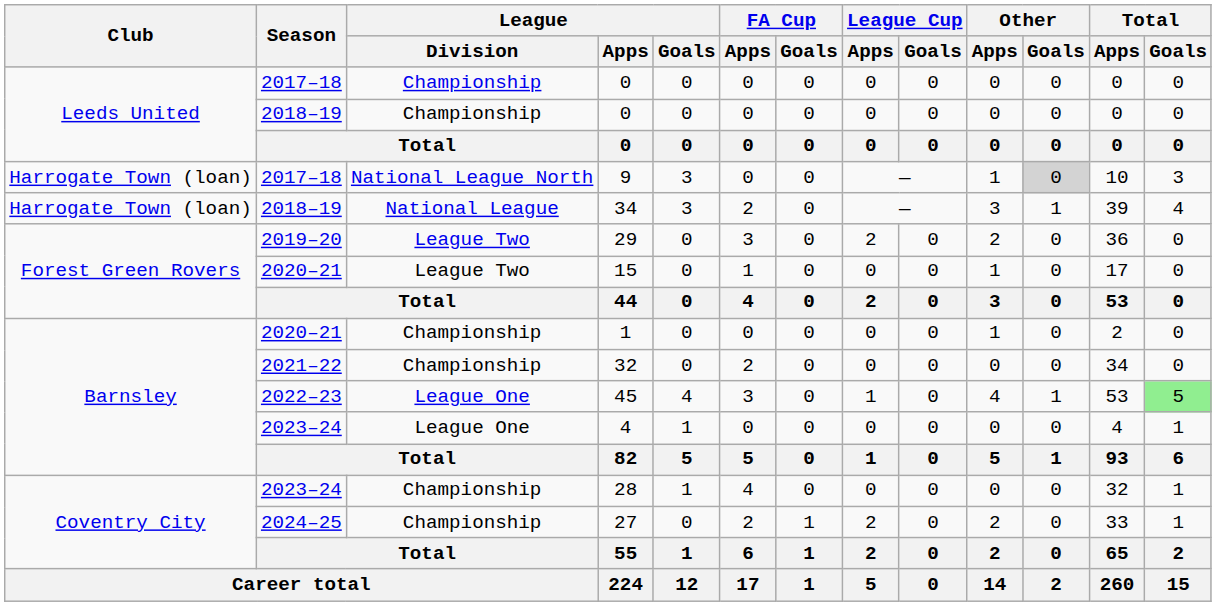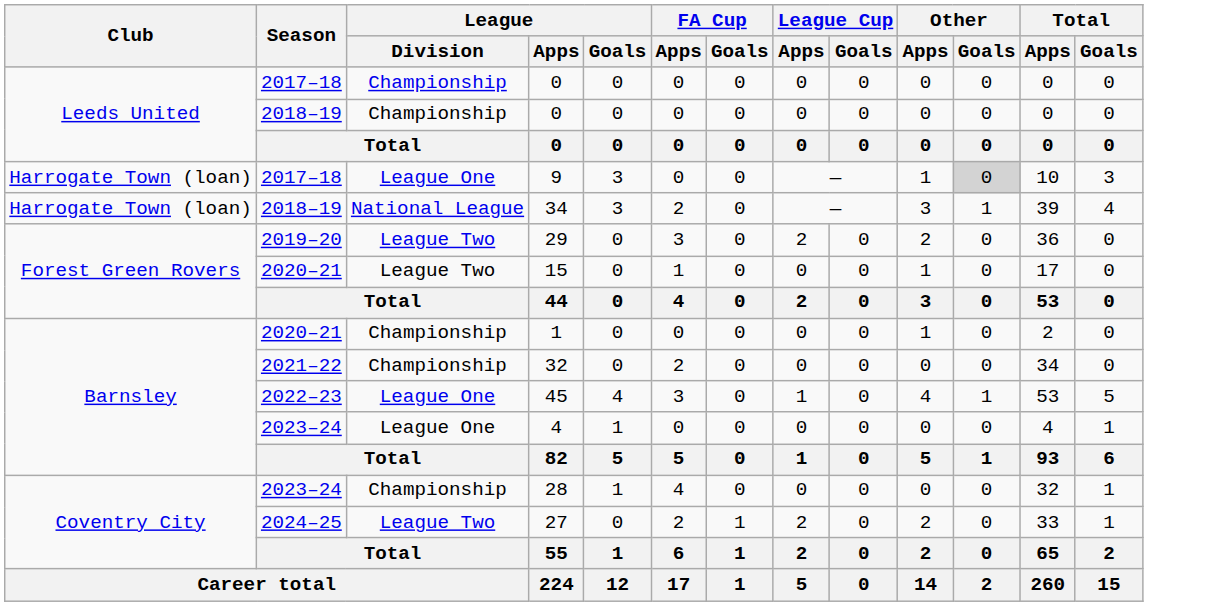(472, 177) National League North -> (438, 177) League One
(1178, 397) lightgreen background -> (1109, 397) no background
(472, 522) Championship -> (438, 522) League Two
